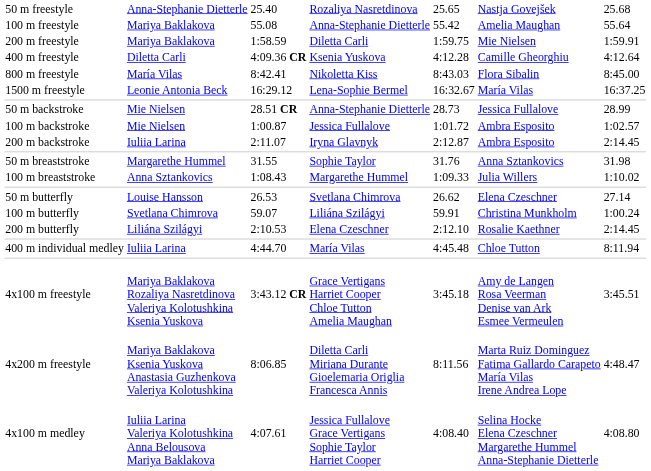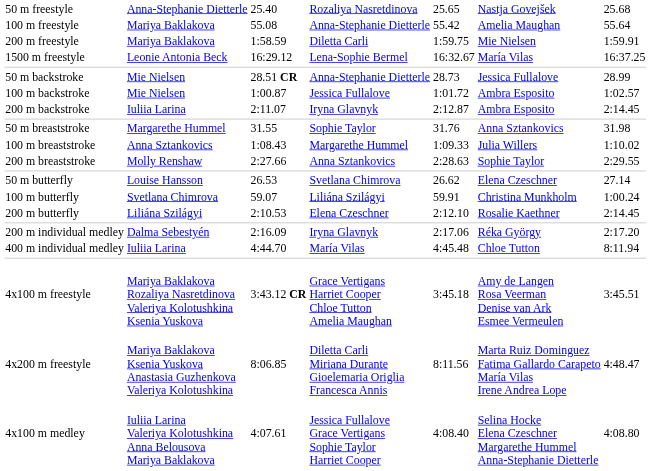- row: (42, 57)
- row: (42, 74)
+ row: (50, 161)
+ row: (65, 232)
